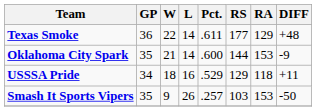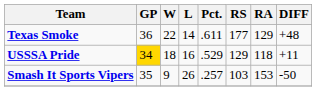- row: (68, 55)
(146, 75) no background -> (146, 55) gold background
